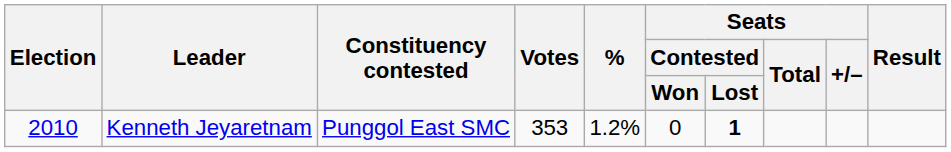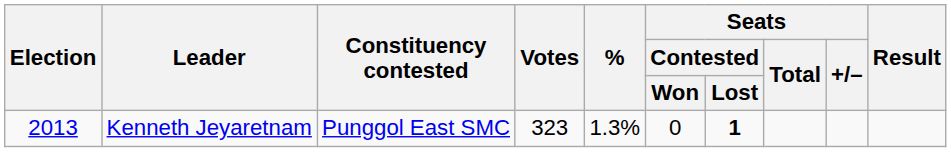(53, 127) 2010 -> (53, 127) 2013
(550, 127) 353 -> (550, 127) 323
(615, 127) 1.2% -> (615, 127) 1.3%
